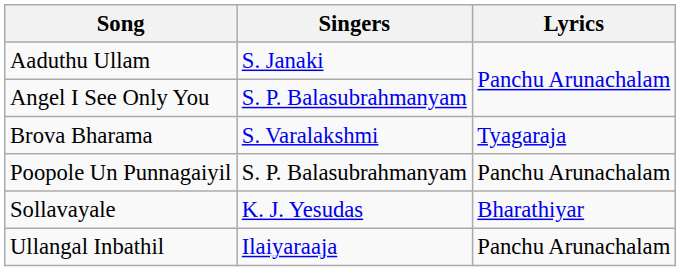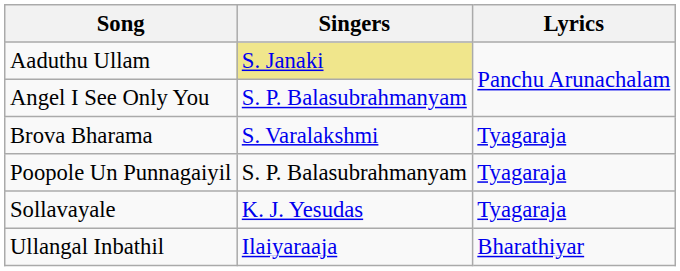(283, 60) no background -> (283, 60) khaki background
(574, 172) Panchu Arunachalam -> (522, 172) Tyagaraja
(531, 210) Bharathiyar -> (522, 210) Tyagaraja
(574, 247) Panchu Arunachalam -> (531, 247) Bharathiyar
